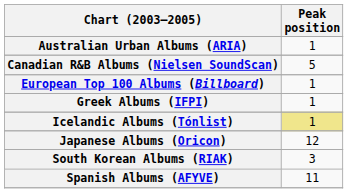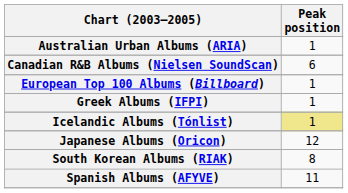(312, 65) 5 -> (312, 65) 6
(312, 159) 3 -> (312, 159) 8
